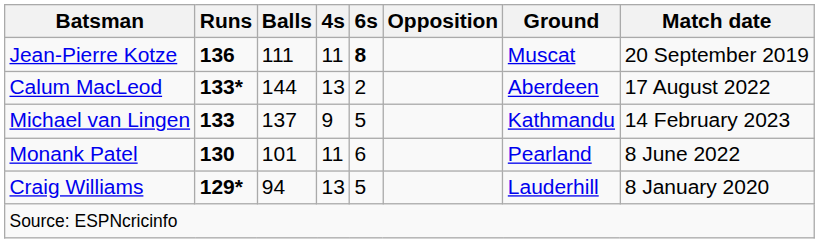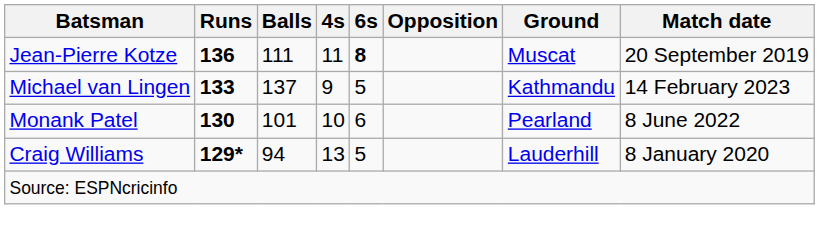- row: (86, 87)
(332, 154) 11 -> (333, 120) 10
